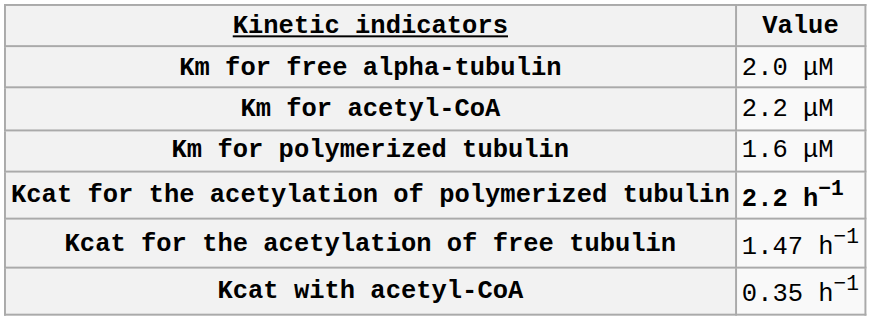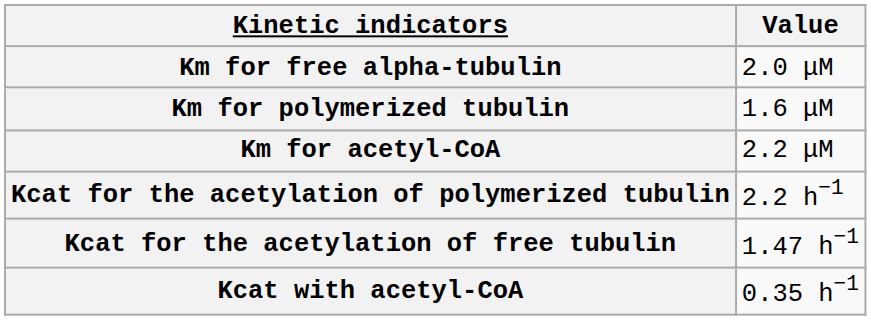rows swapped: (370, 150) <-> (370, 109)
(793, 195) bold -> (793, 195) normal
